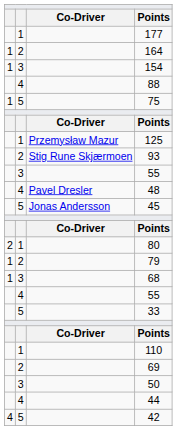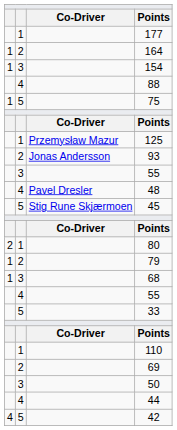(81, 156) Stig Rune Skjærmoen -> (69, 156) Jonas Andersson
(69, 206) Jonas Andersson -> (81, 206) Stig Rune Skjærmoen
